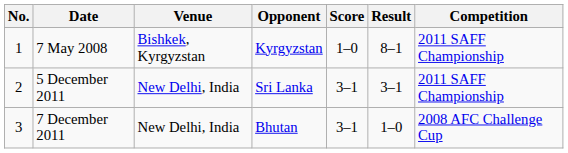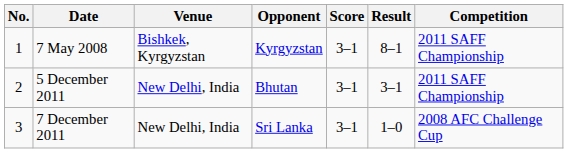(347, 47) 1–0 -> (347, 47) 3–1
(284, 87) Sri Lanka -> (276, 87) Bhutan
(276, 127) Bhutan -> (284, 127) Sri Lanka
